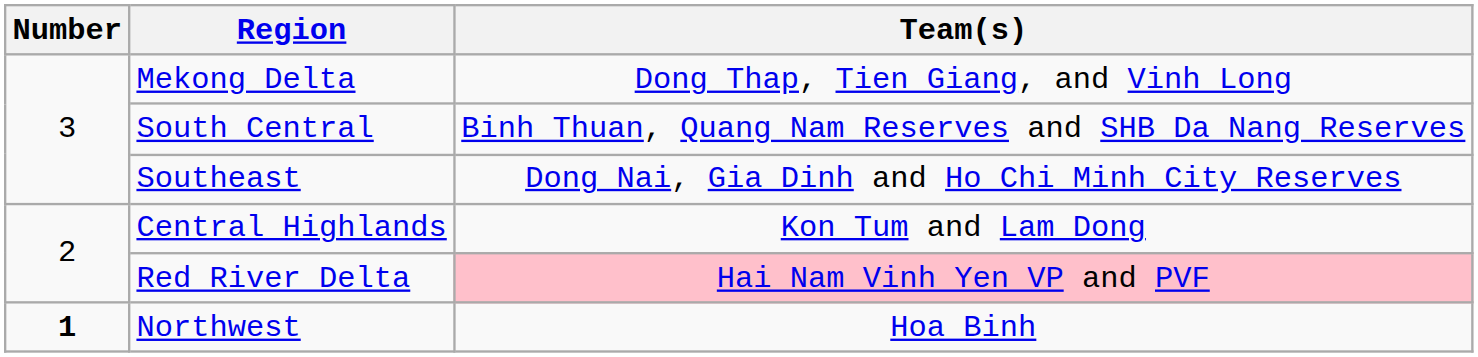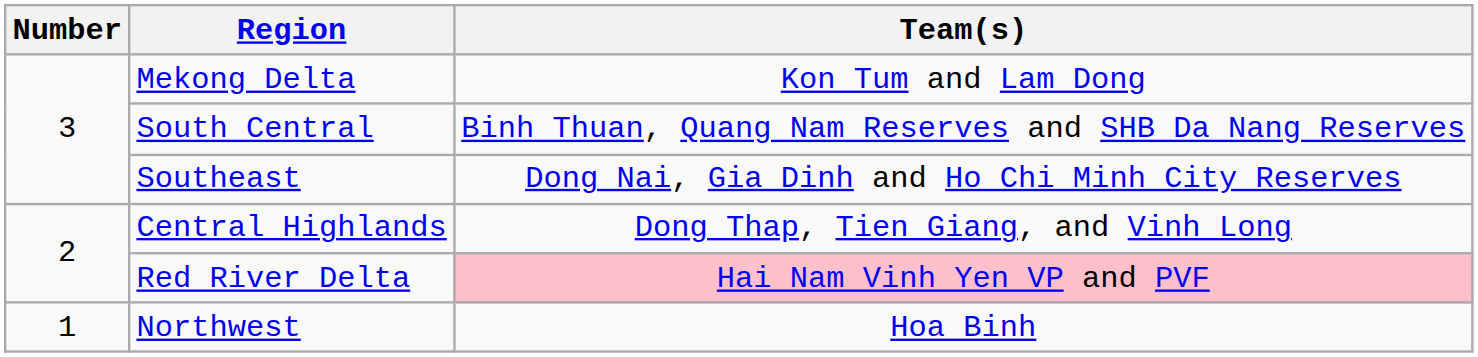(963, 80) Dong Thap, Tien Giang, and Vinh Long -> (963, 80) Kon Tum and Lam Dong
(963, 228) Kon Tum and Lam Dong -> (963, 228) Dong Thap, Tien Giang, and Vinh Long
(67, 327) bold -> (67, 327) normal
